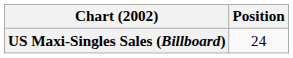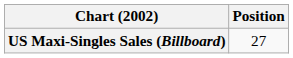(259, 40) 24 -> (259, 40) 27
